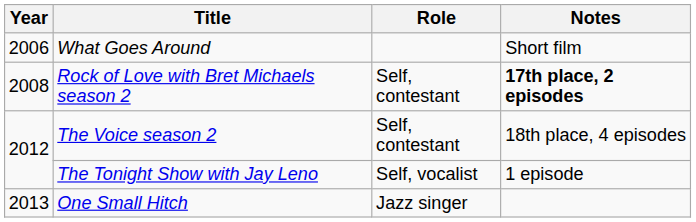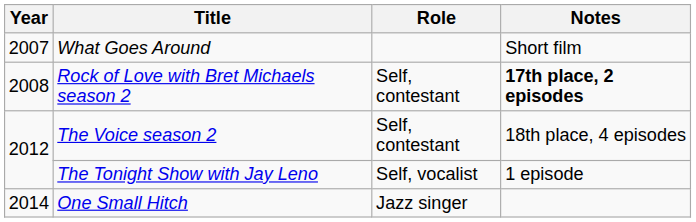(29, 47) 2006 -> (29, 47) 2007
(29, 202) 2013 -> (29, 202) 2014
